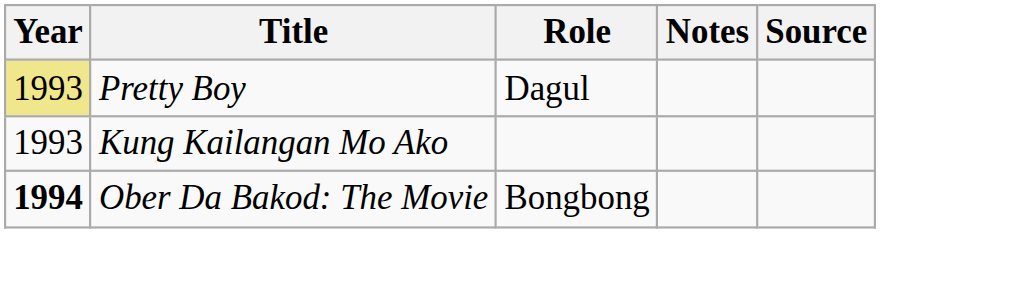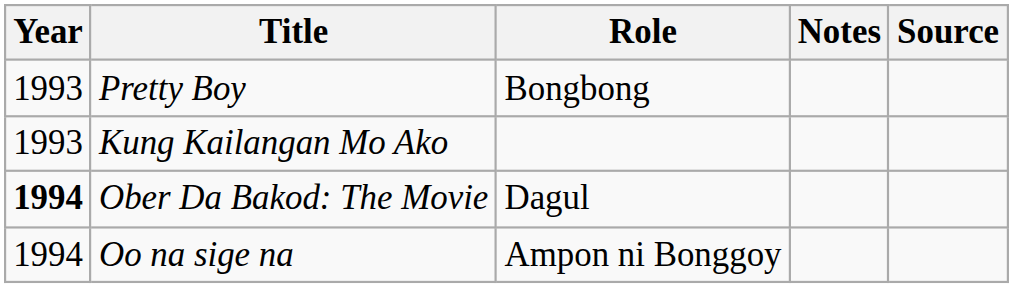(48, 87) khaki background -> (48, 87) no background
(547, 87) Dagul -> (577, 87) Bongbong
(577, 198) Bongbong -> (547, 198) Dagul
+ row: (196, 253)
